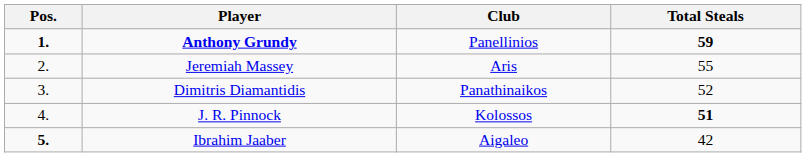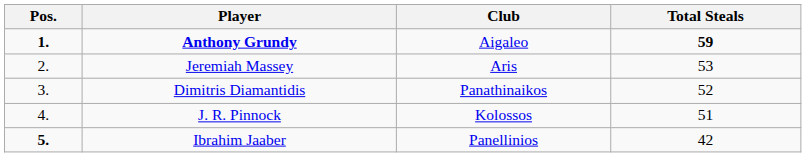(504, 41) Panellinios -> (504, 41) Aigaleo
(705, 66) 55 -> (705, 66) 53
(705, 115) bold -> (705, 115) normal
(504, 139) Aigaleo -> (504, 139) Panellinios
